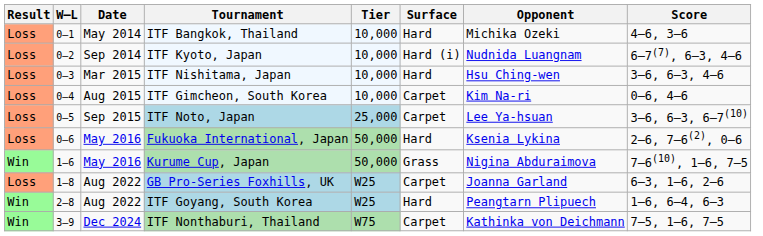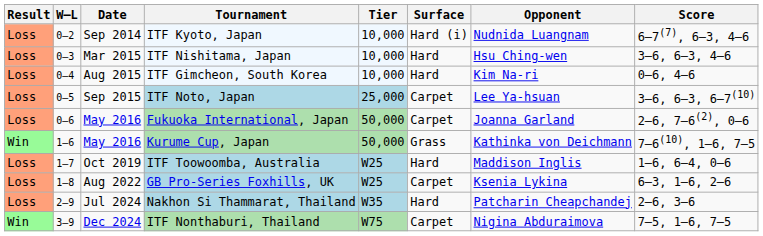- row: (222, 34)
(425, 95) Carpet -> (425, 76) Hard
(417, 139) Hard -> (432, 119) Carpet
(513, 139) Ksenia Lykina -> (524, 119) Joanna Garland
(531, 161) Nigina Abduraimova -> (553, 142) Kathinka von Deichmann
+ row: (233, 163)
(517, 182) Joanna Garland -> (520, 182) Ksenia Lykina
- row: (230, 202)
+ row: (251, 202)
(546, 221) Kathinka von Deichmann -> (538, 221) Nigina Abduraimova
